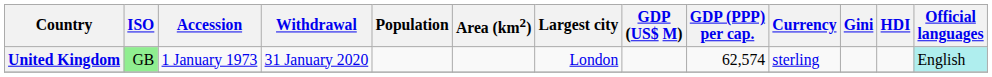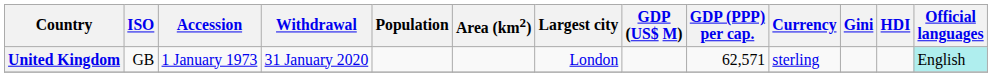(143, 59) lightgreen background -> (143, 59) no background
(744, 59) 62,574 -> (744, 59) 62,571
